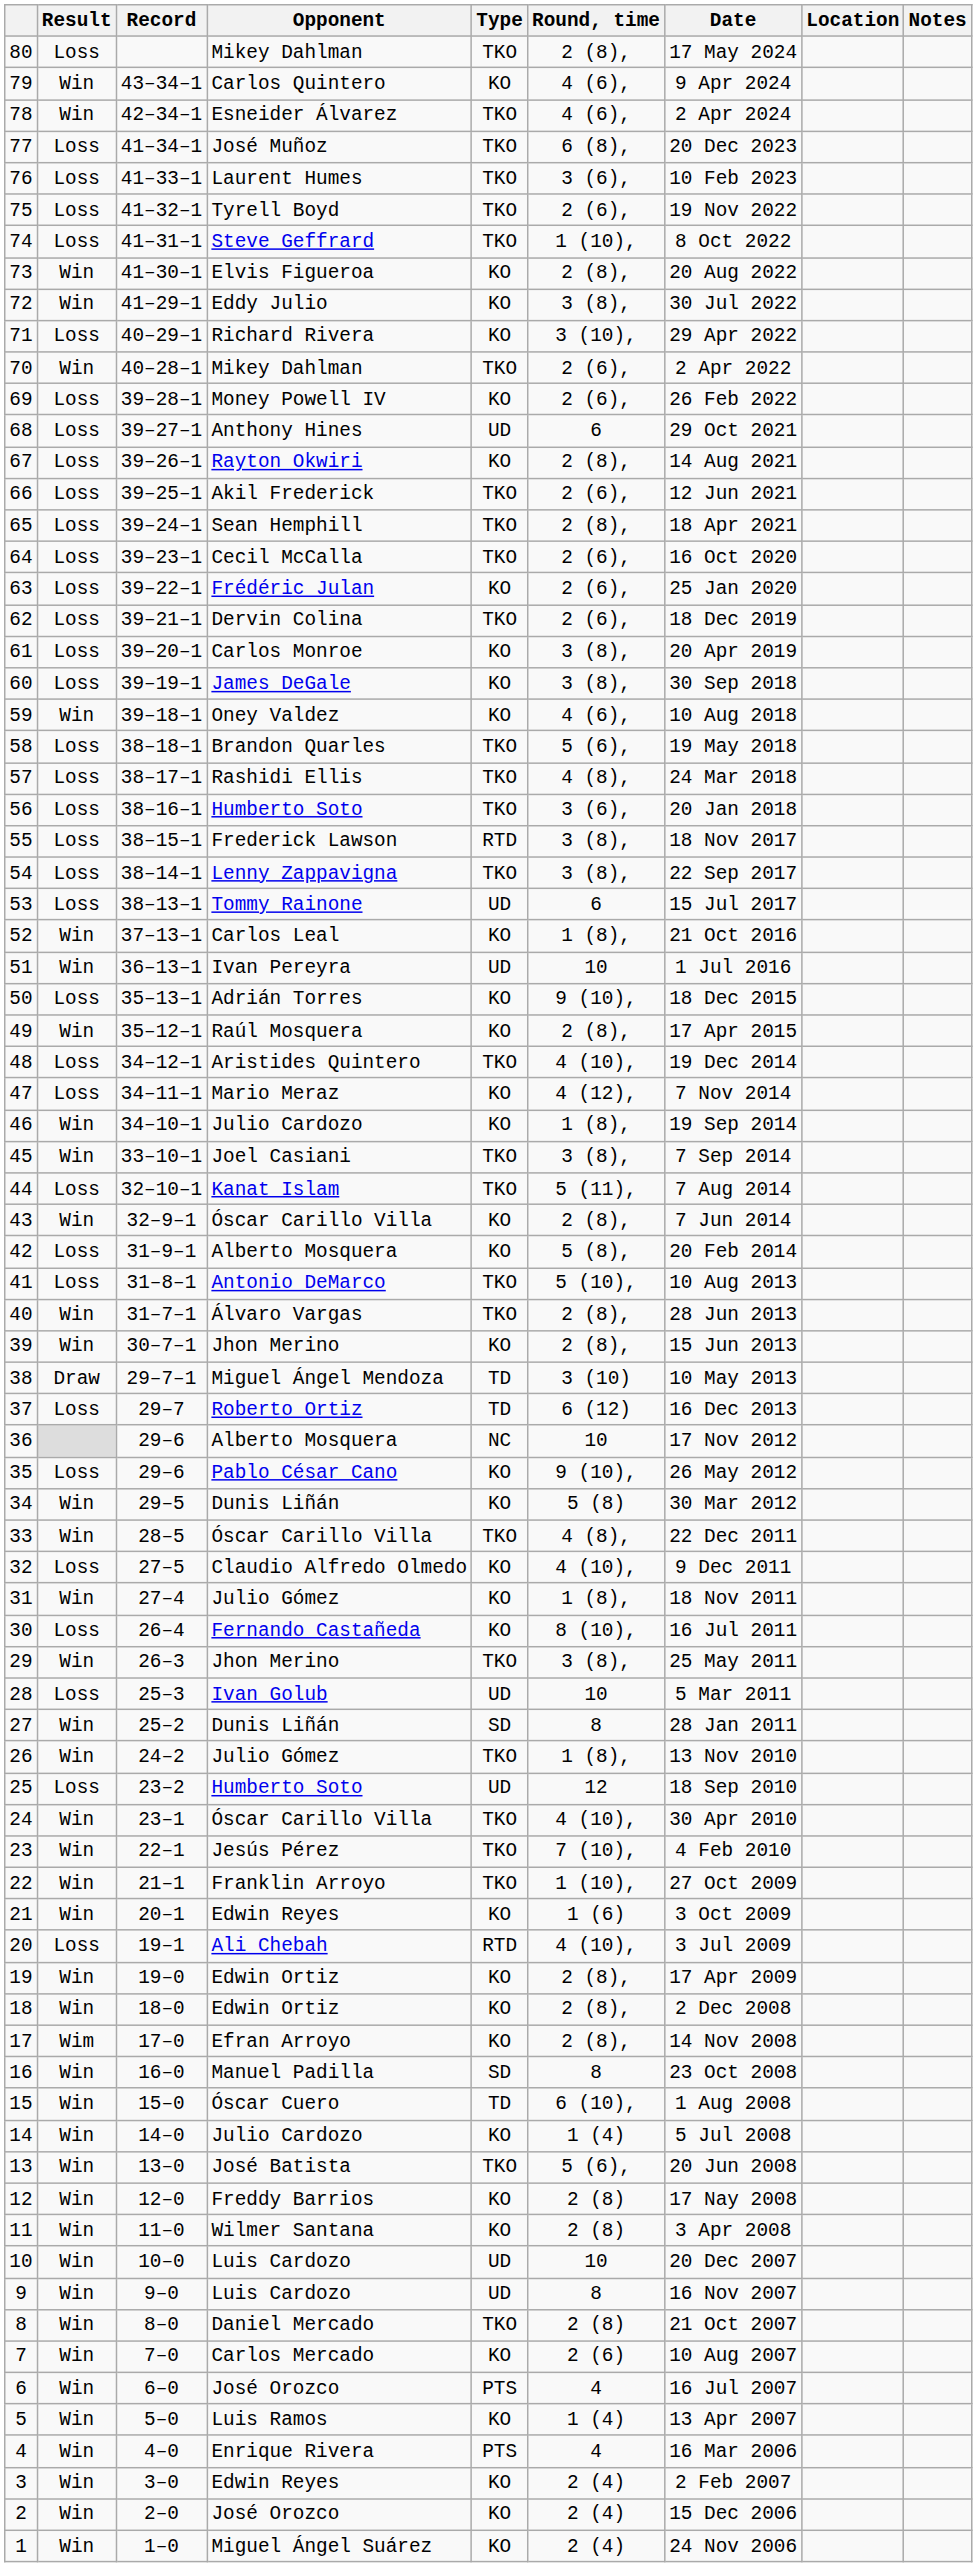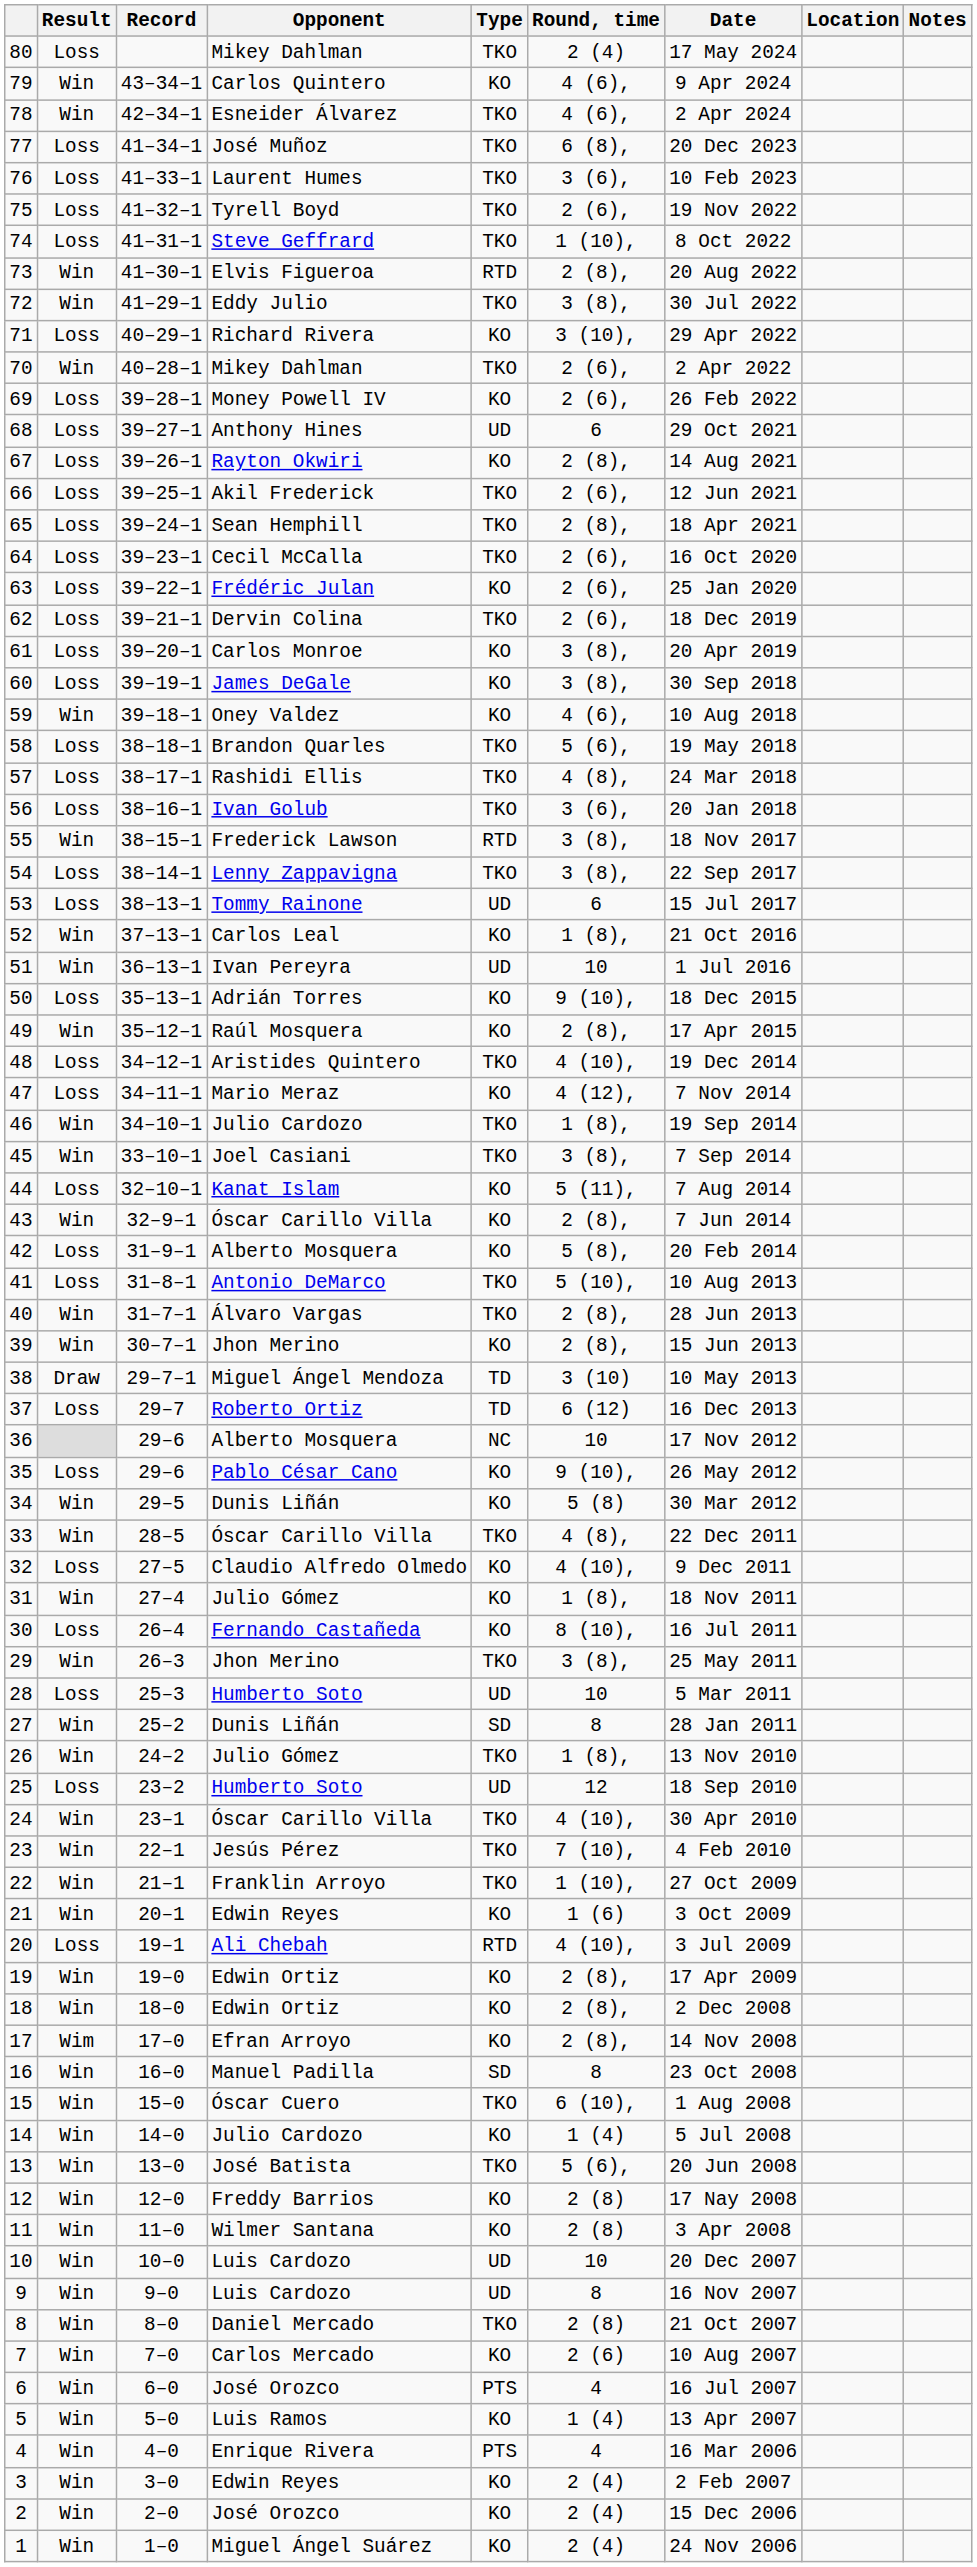(596, 52) 2 (8), -> (596, 52) 2 (4)
(500, 273) KO -> (500, 273) RTD
(500, 305) KO -> (500, 305) TKO
(287, 810) Humberto Soto -> (270, 810) Ivan Golub
(77, 841) Loss -> (77, 841) Win
(500, 1125) KO -> (500, 1125) TKO
(500, 1189) TKO -> (500, 1189) KO
(270, 1694) Ivan Golub -> (287, 1694) Humberto Soto
(500, 2104) TD -> (500, 2104) TKO
